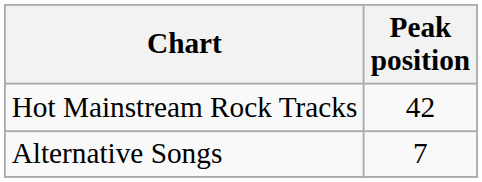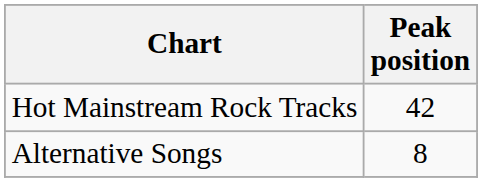(420, 153) 7 -> (420, 153) 8
